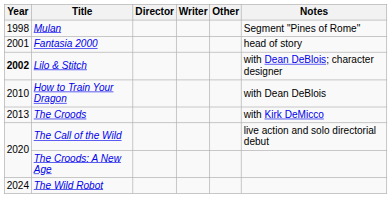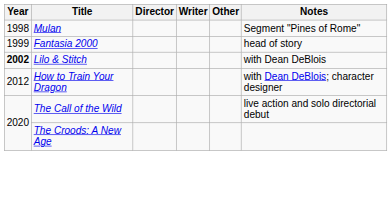(18, 44) 2001 -> (18, 44) 1999
(309, 66) with Dean DeBlois; character designer -> (285, 60) with Dean DeBlois
(18, 93) 2010 -> (18, 82) 2012
(285, 93) with Dean DeBlois -> (309, 82) with Dean DeBlois; character designer
- row: (60, 115)
- row: (68, 185)
